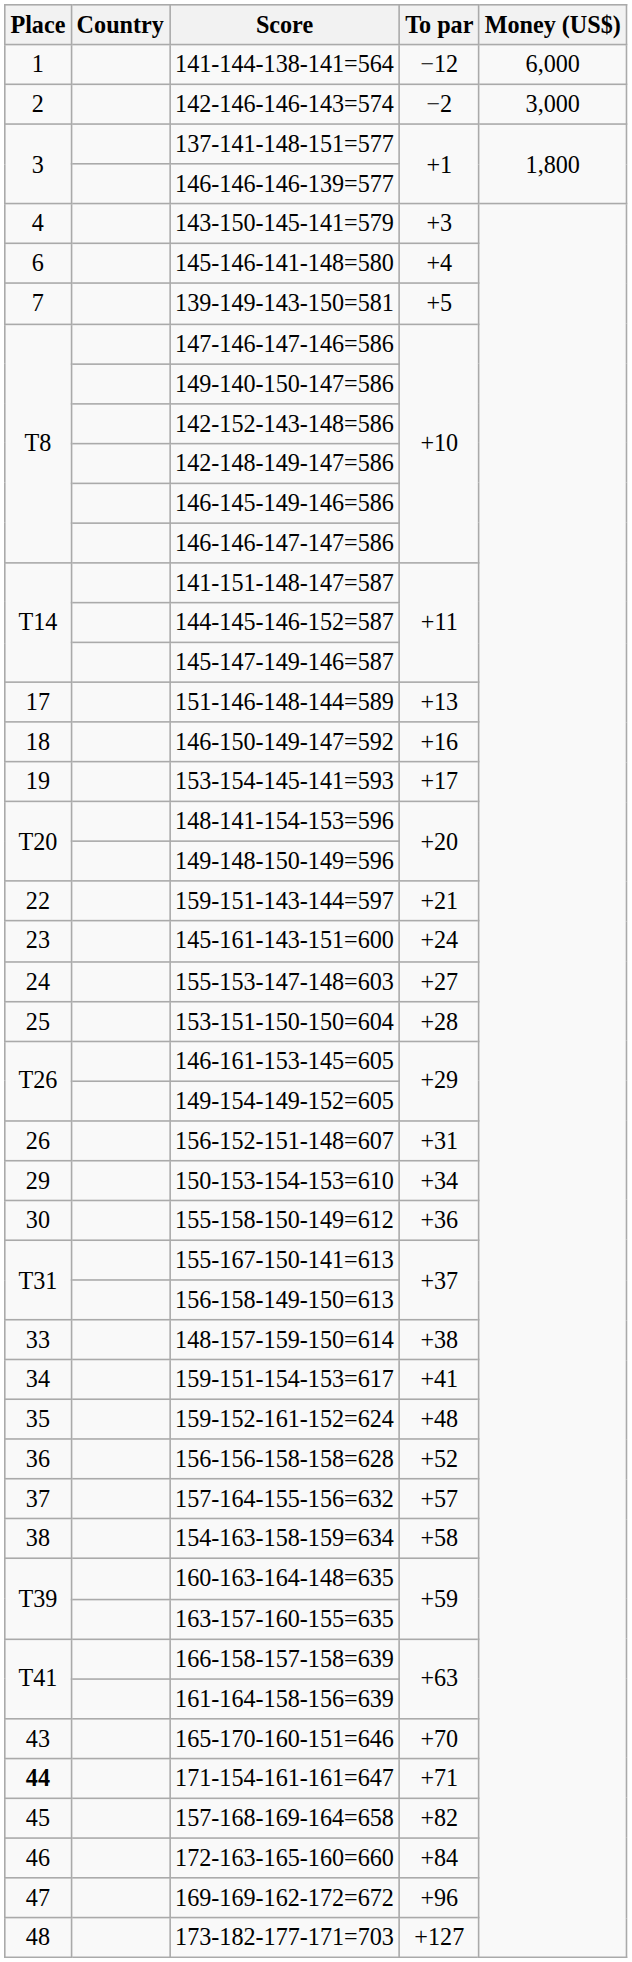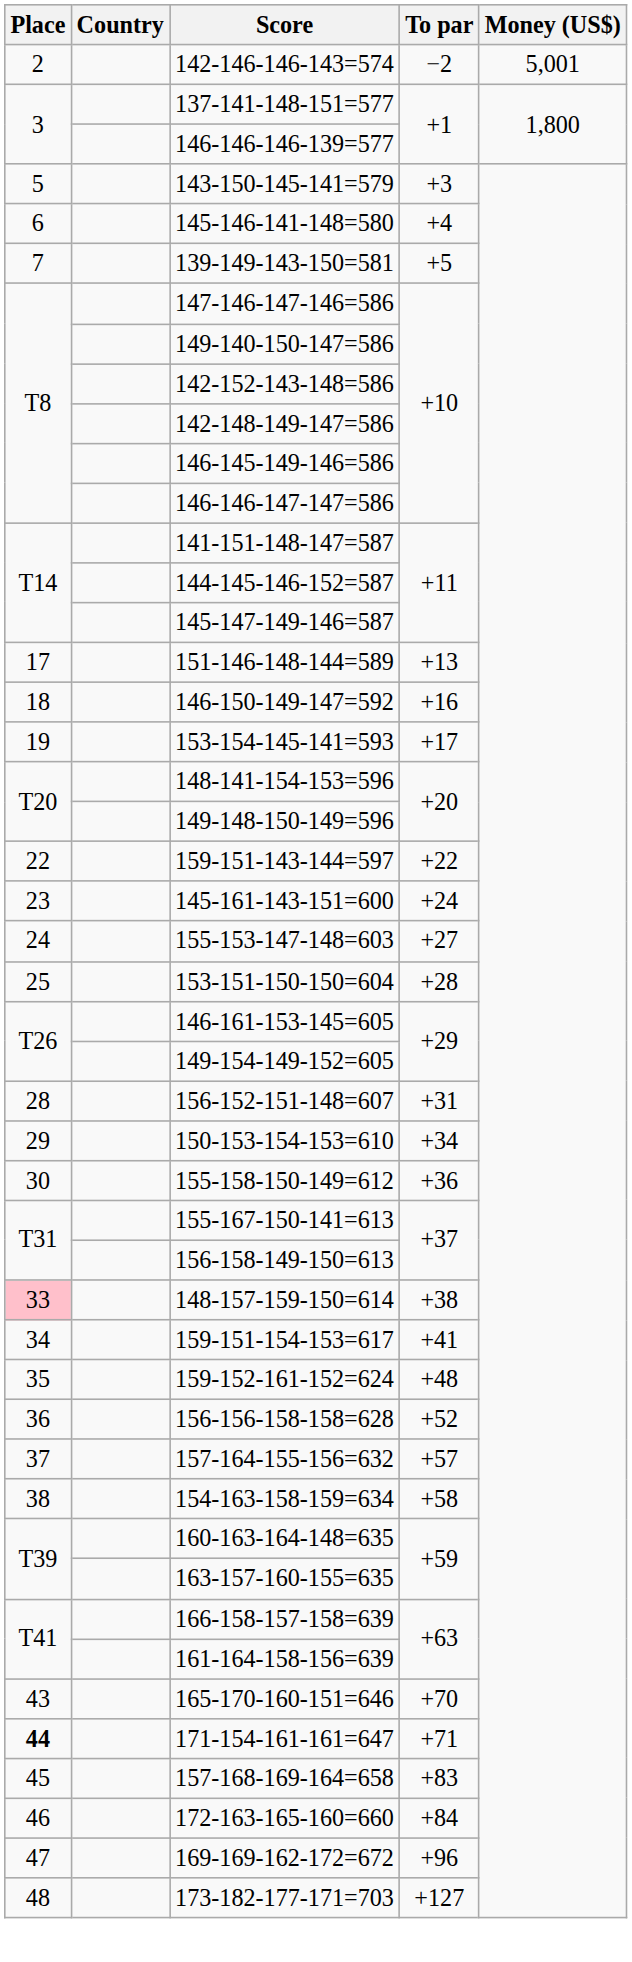- row: (285, 64)
(553, 104) 3,000 -> (553, 64) 5,001
(38, 223) 4 -> (38, 184) 5
(439, 901) +21 -> (439, 861) +22
(38, 1140) 26 -> (38, 1100) 28
(38, 1339) no background -> (38, 1299) pink background
(439, 1817) +82 -> (439, 1777) +83
